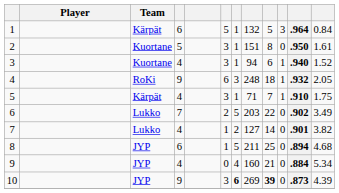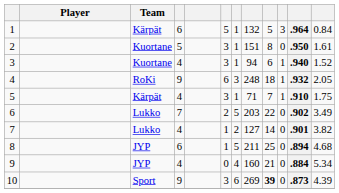(141, 180) JYP -> (144, 180) Sport
(236, 180) bold -> (236, 180) normal
